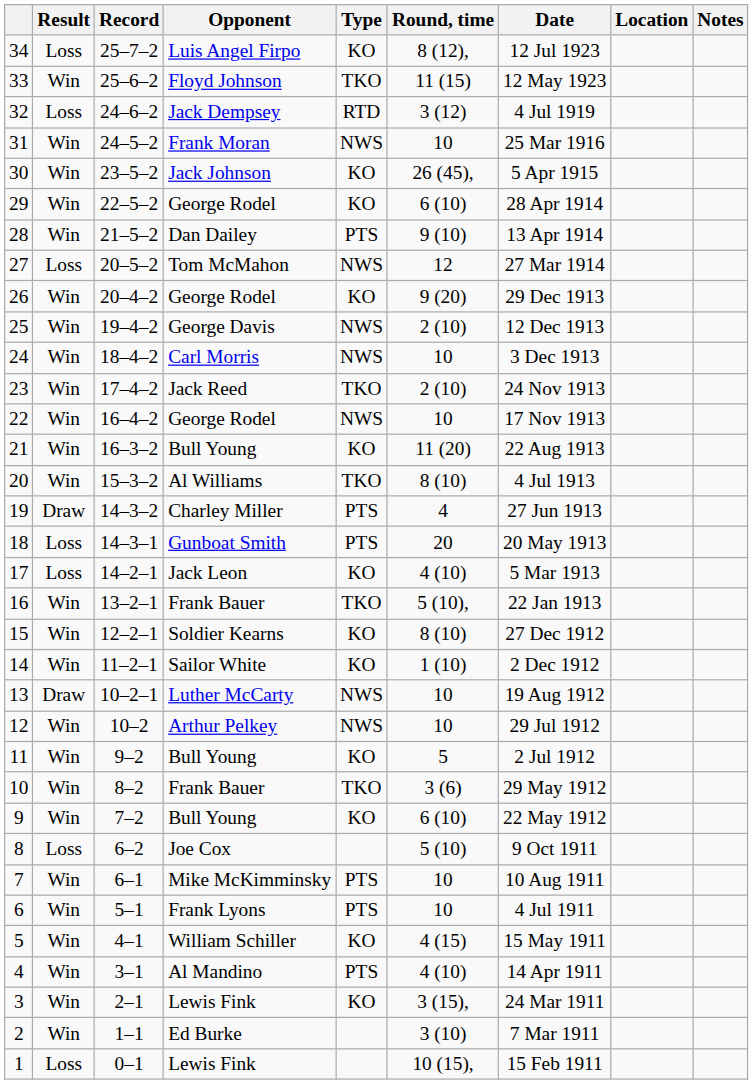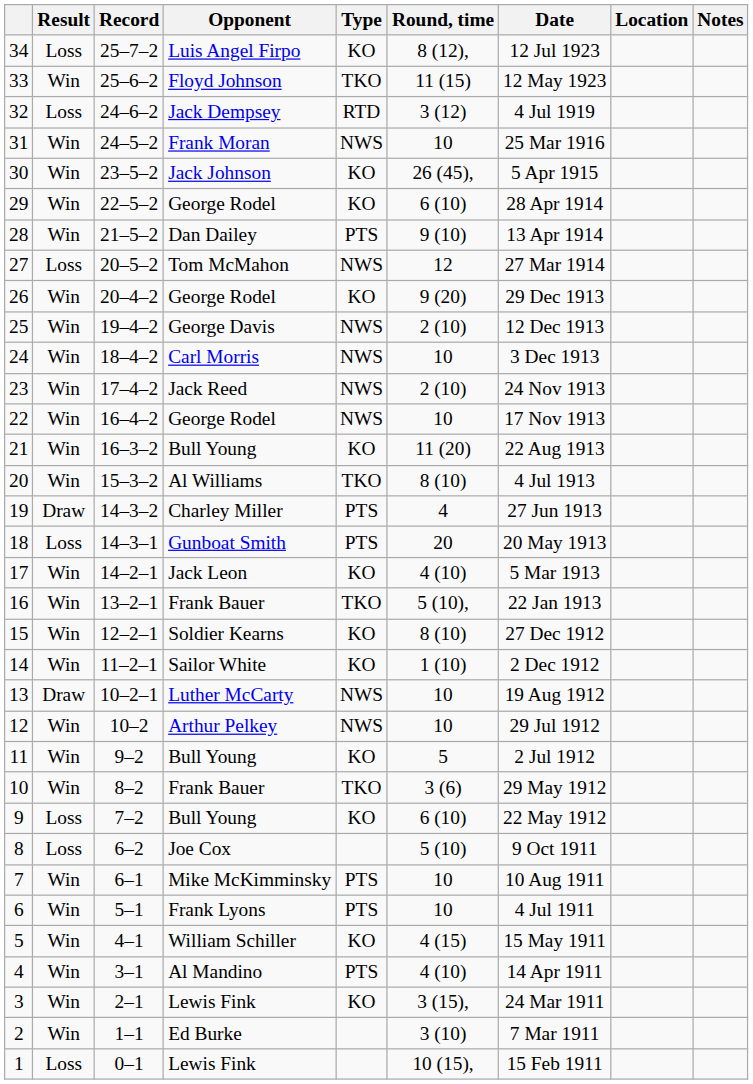(362, 388) TKO -> (362, 388) NWS
(64, 572) Loss -> (64, 572) Win
(64, 818) Win -> (64, 818) Loss
